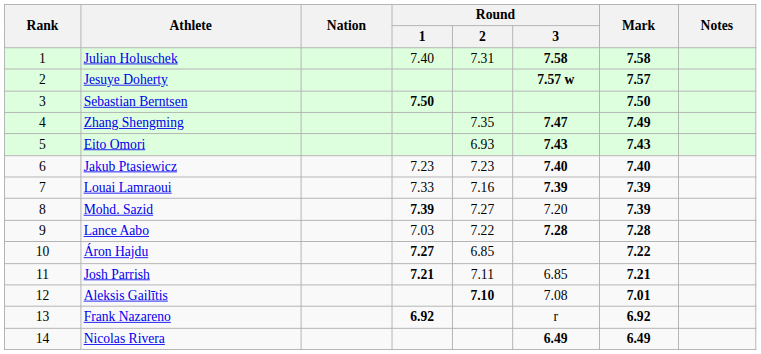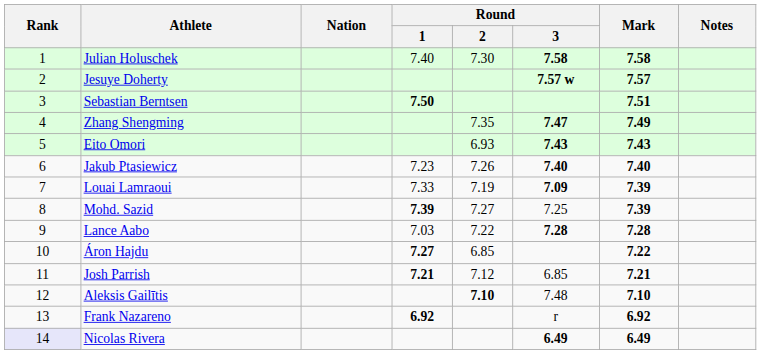(482, 58) 7.31 -> (482, 58) 7.30
(639, 101) 7.50 -> (639, 101) 7.51
(482, 166) 7.23 -> (482, 166) 7.26
(482, 187) 7.16 -> (482, 187) 7.19
(556, 187) 7.39 -> (556, 187) 7.09
(556, 209) 7.20 -> (556, 209) 7.25
(482, 274) 7.11 -> (482, 274) 7.12
(556, 295) 7.08 -> (556, 295) 7.48
(639, 295) 7.01 -> (639, 295) 7.10
(42, 338) no background -> (42, 338) lavender background
